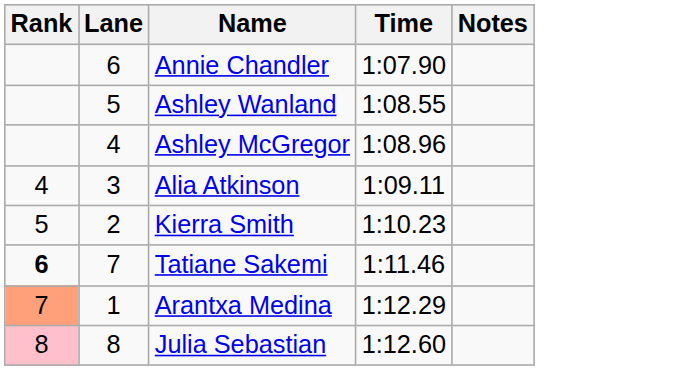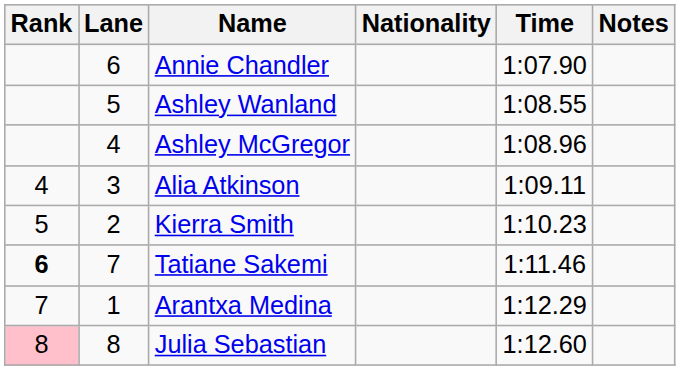+ column: (426, 24)
(42, 305) lightsalmon background -> (42, 305) no background
